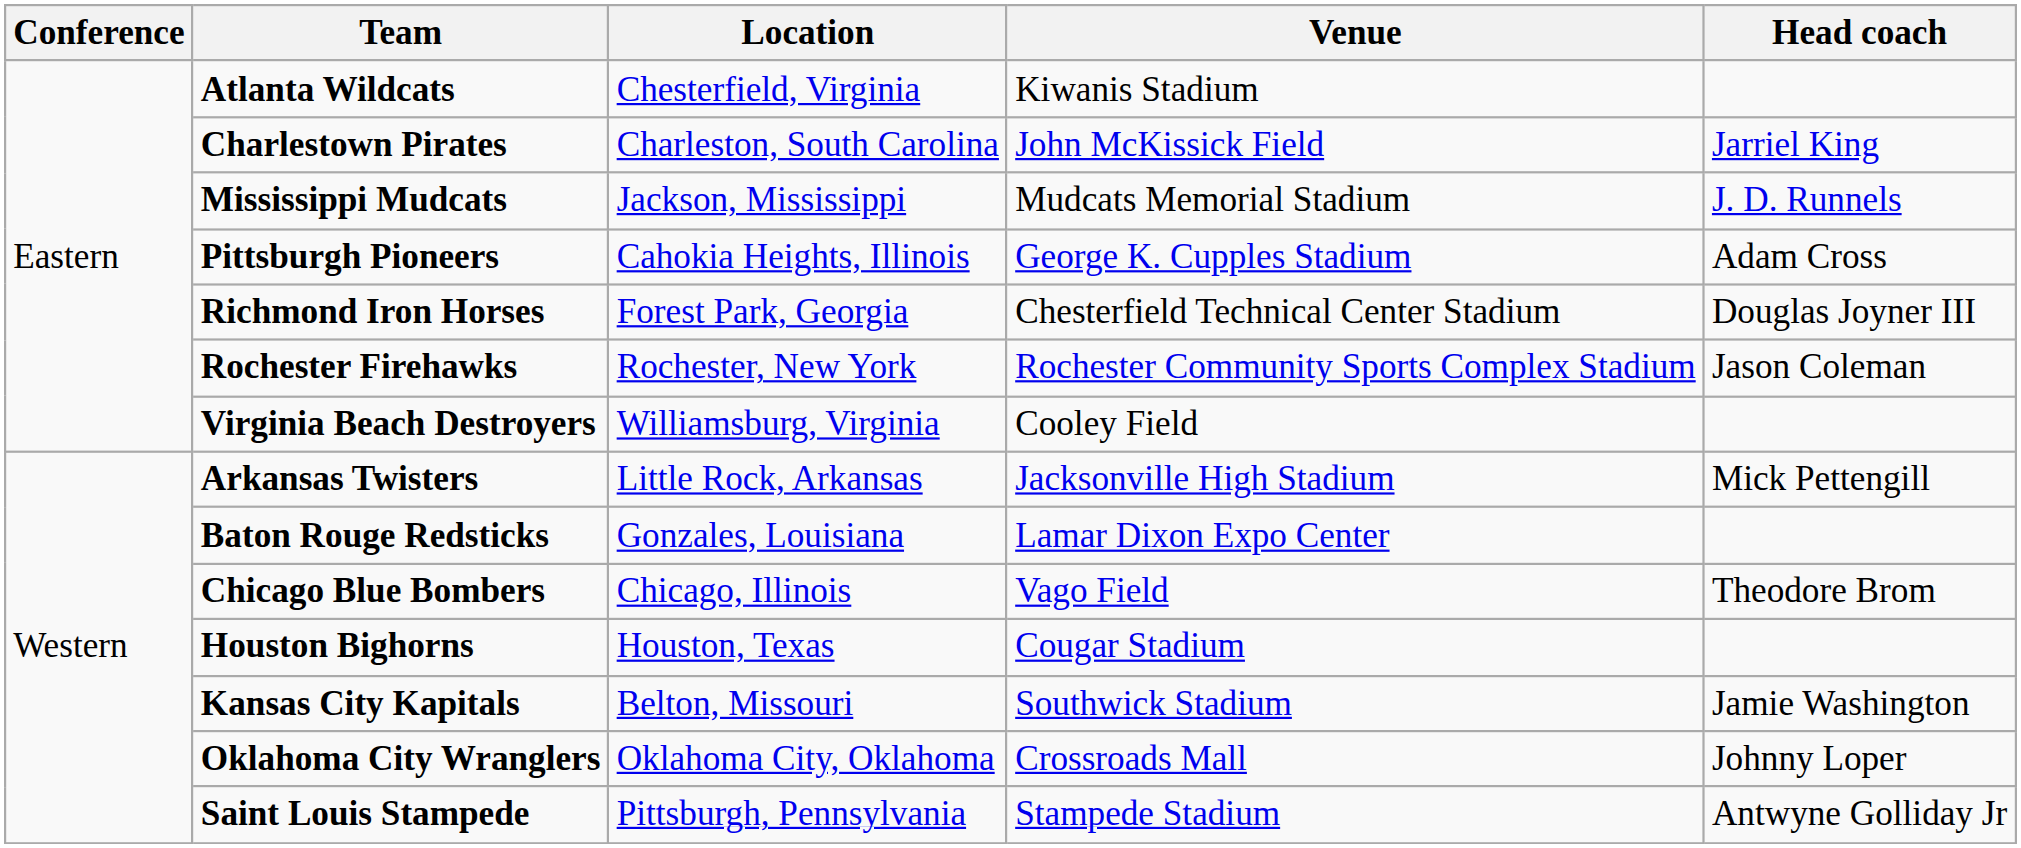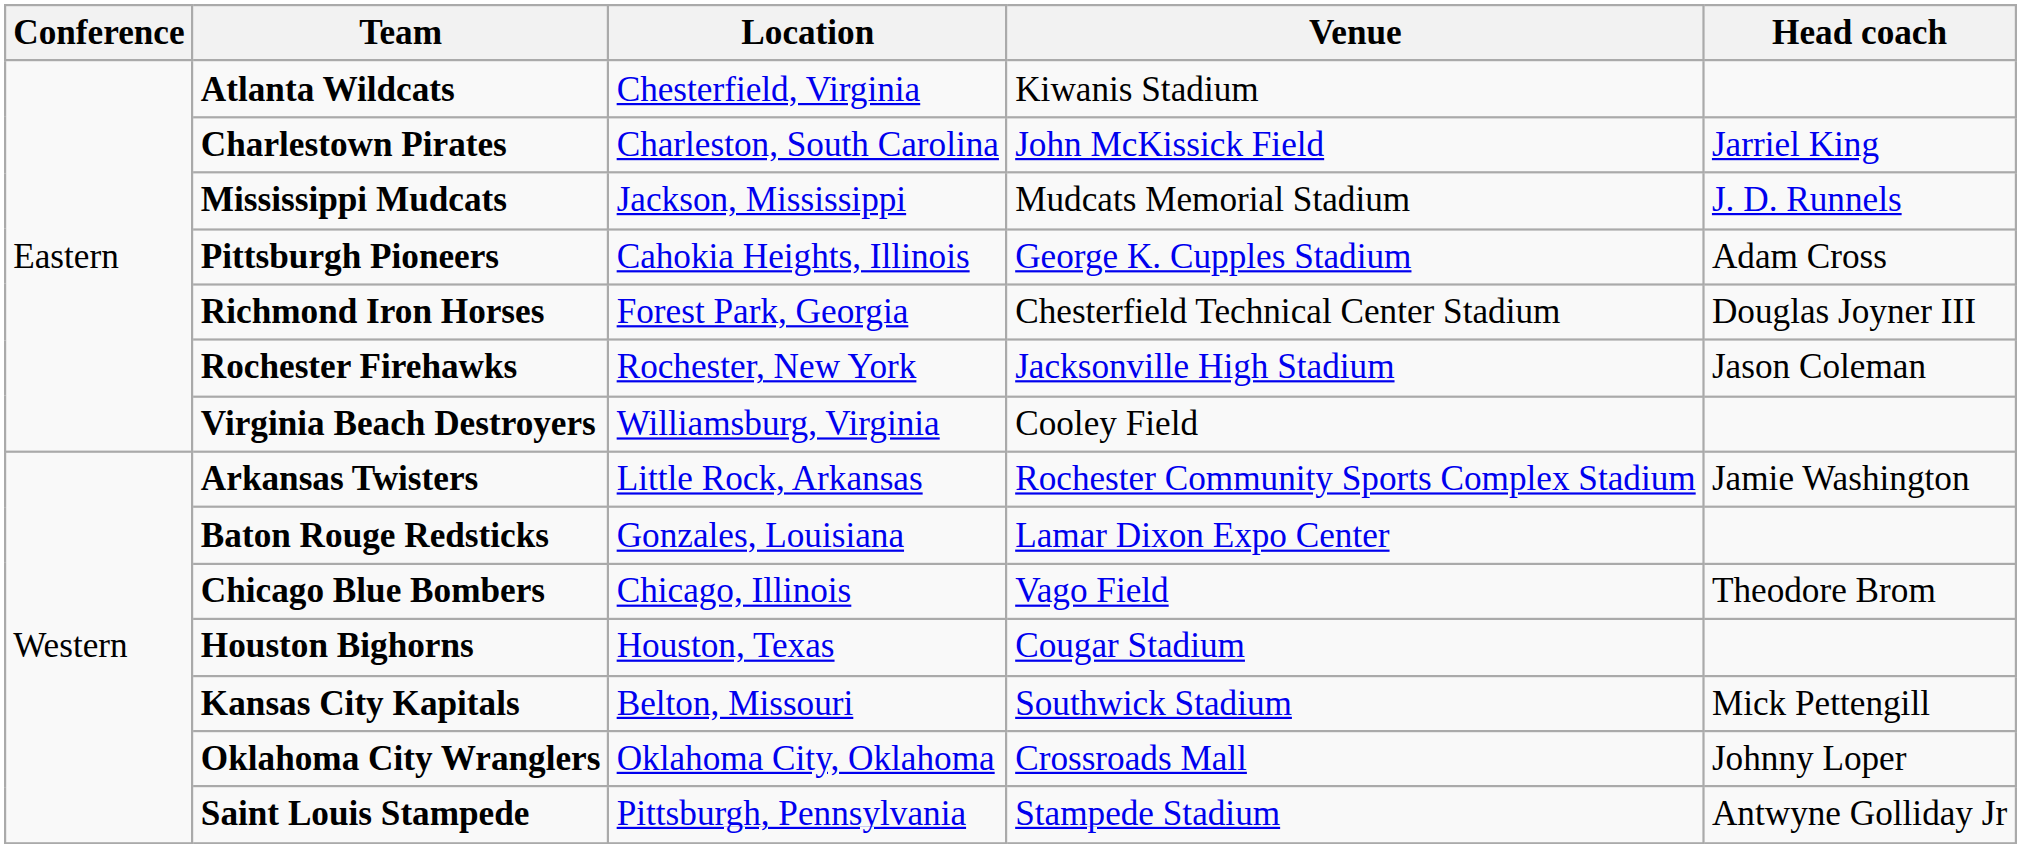(1355, 367) Rochester Community Sports Complex Stadium -> (1205, 367) Jacksonville High Stadium
(1205, 479) Jacksonville High Stadium -> (1355, 479) Rochester Community Sports Complex Stadium
(1821, 479) Mick Pettengill -> (1841, 479) Jamie Washington
(1841, 702) Jamie Washington -> (1821, 702) Mick Pettengill
